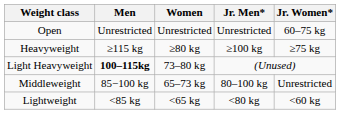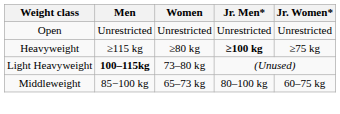(305, 30) 60–75 kg -> (305, 30) Unrestricted
(244, 48) normal -> (244, 48) bold
(305, 83) Unrestricted -> (305, 83) 60–75 kg
- row: (50, 100)
